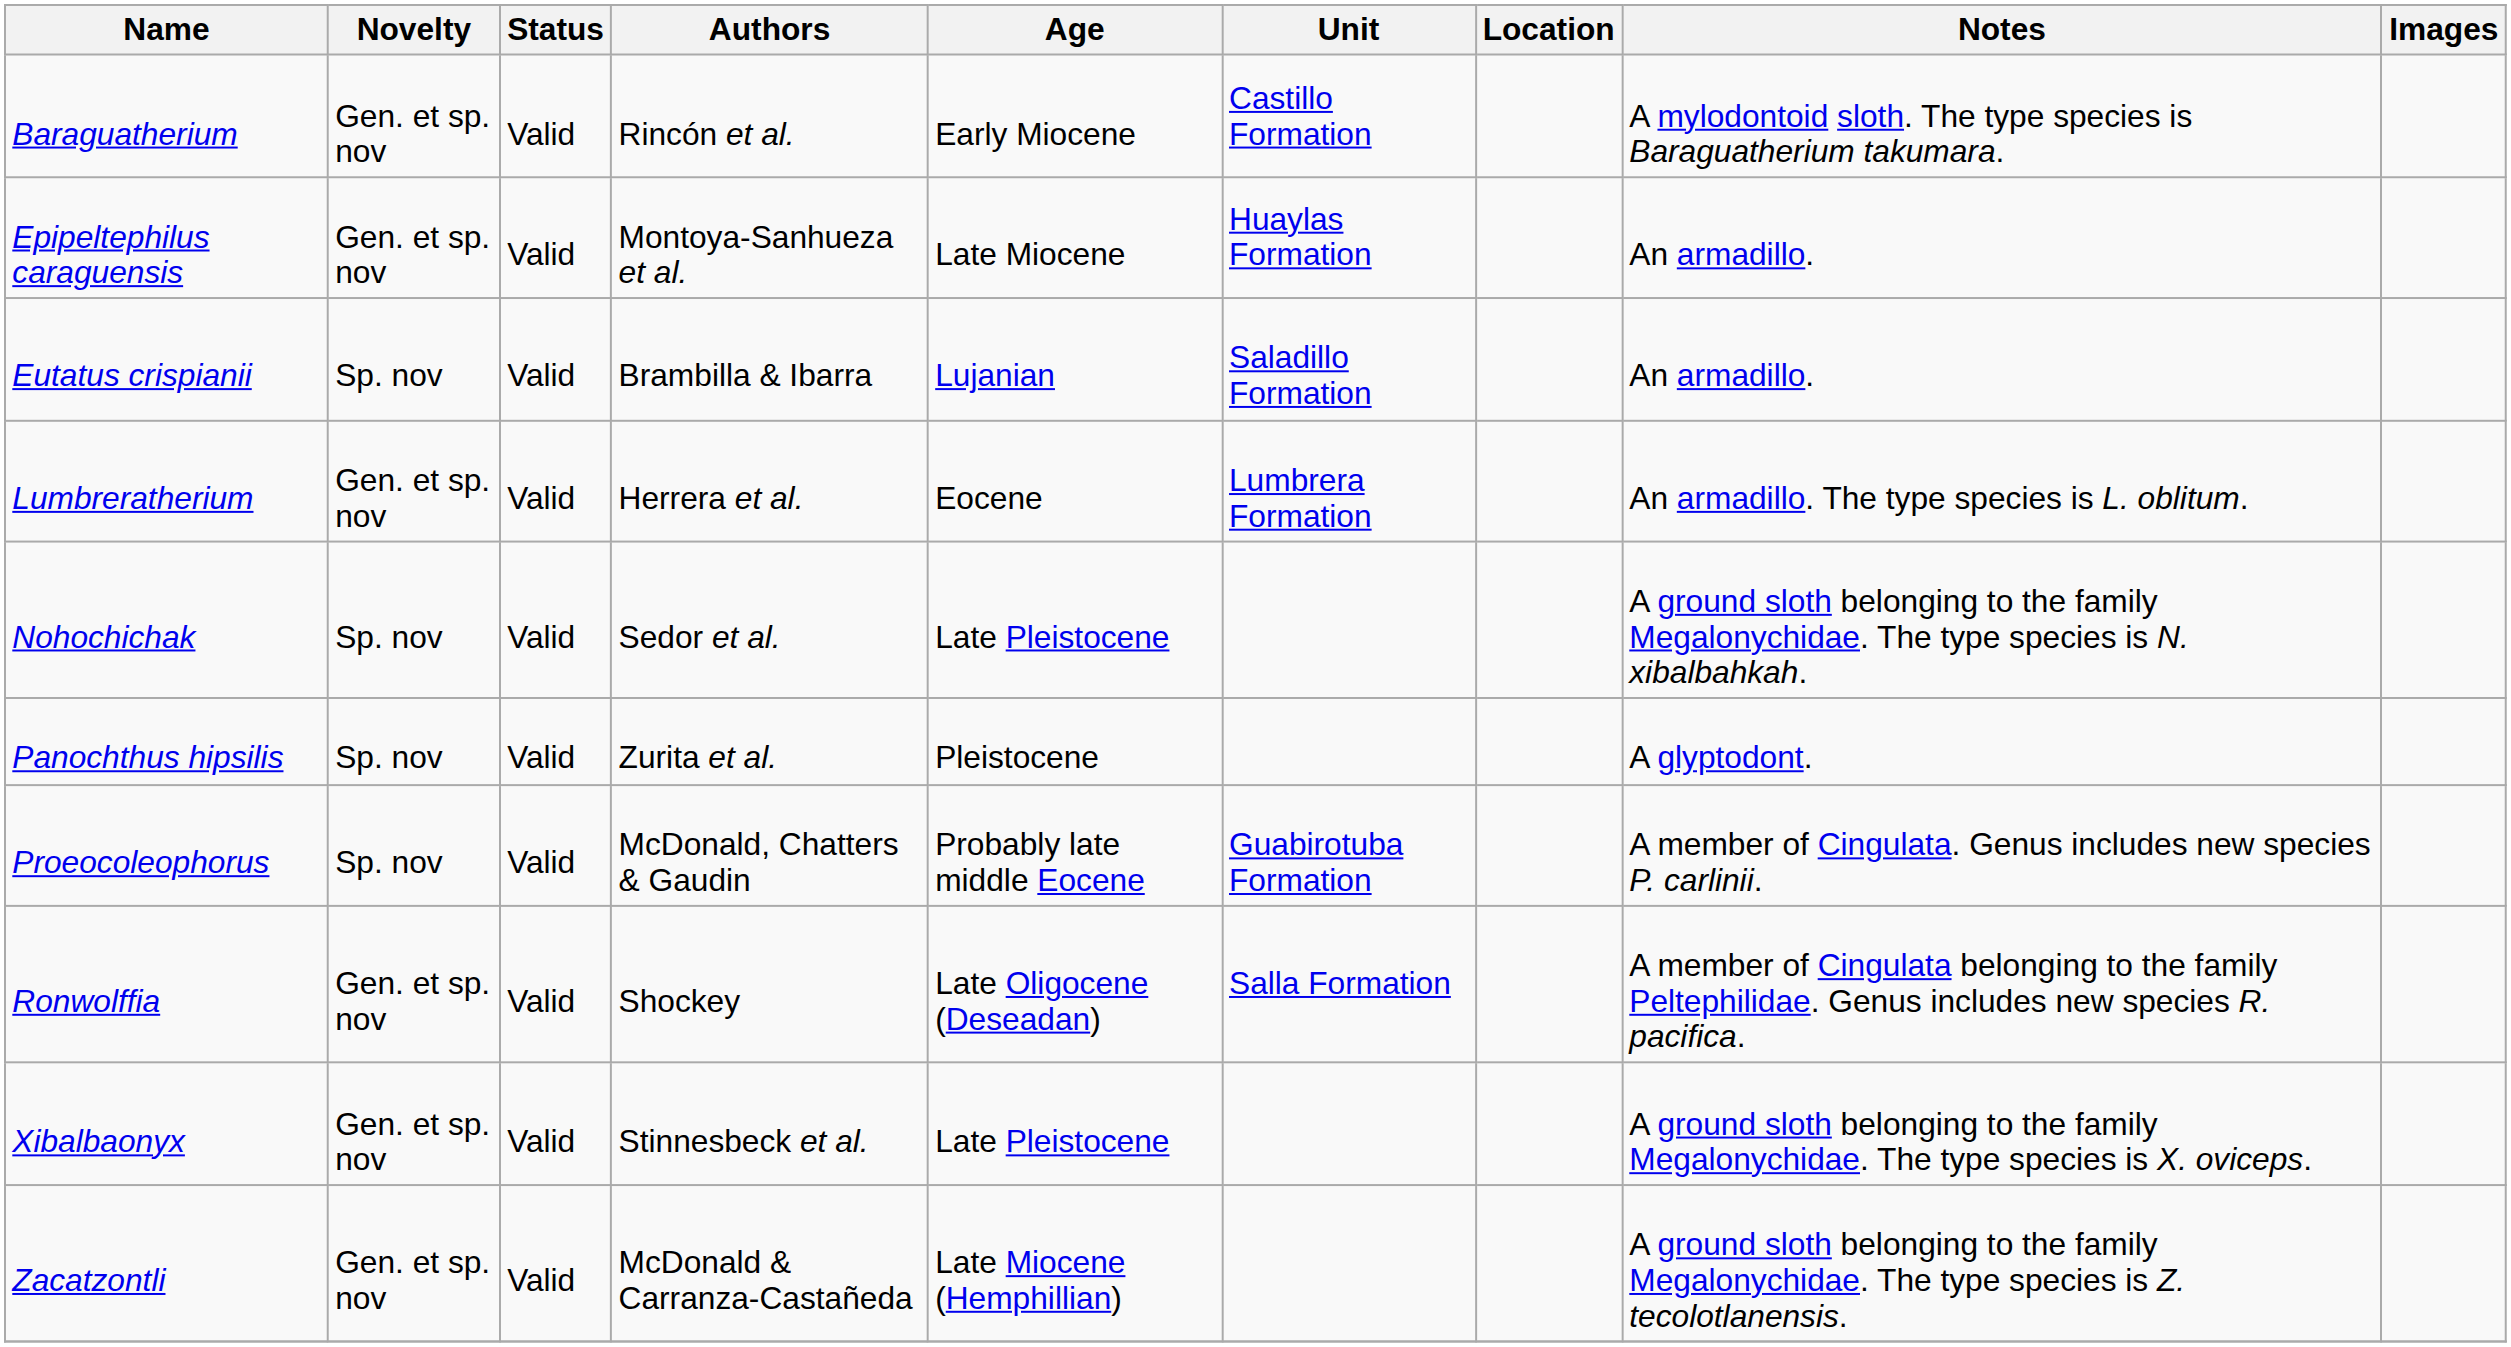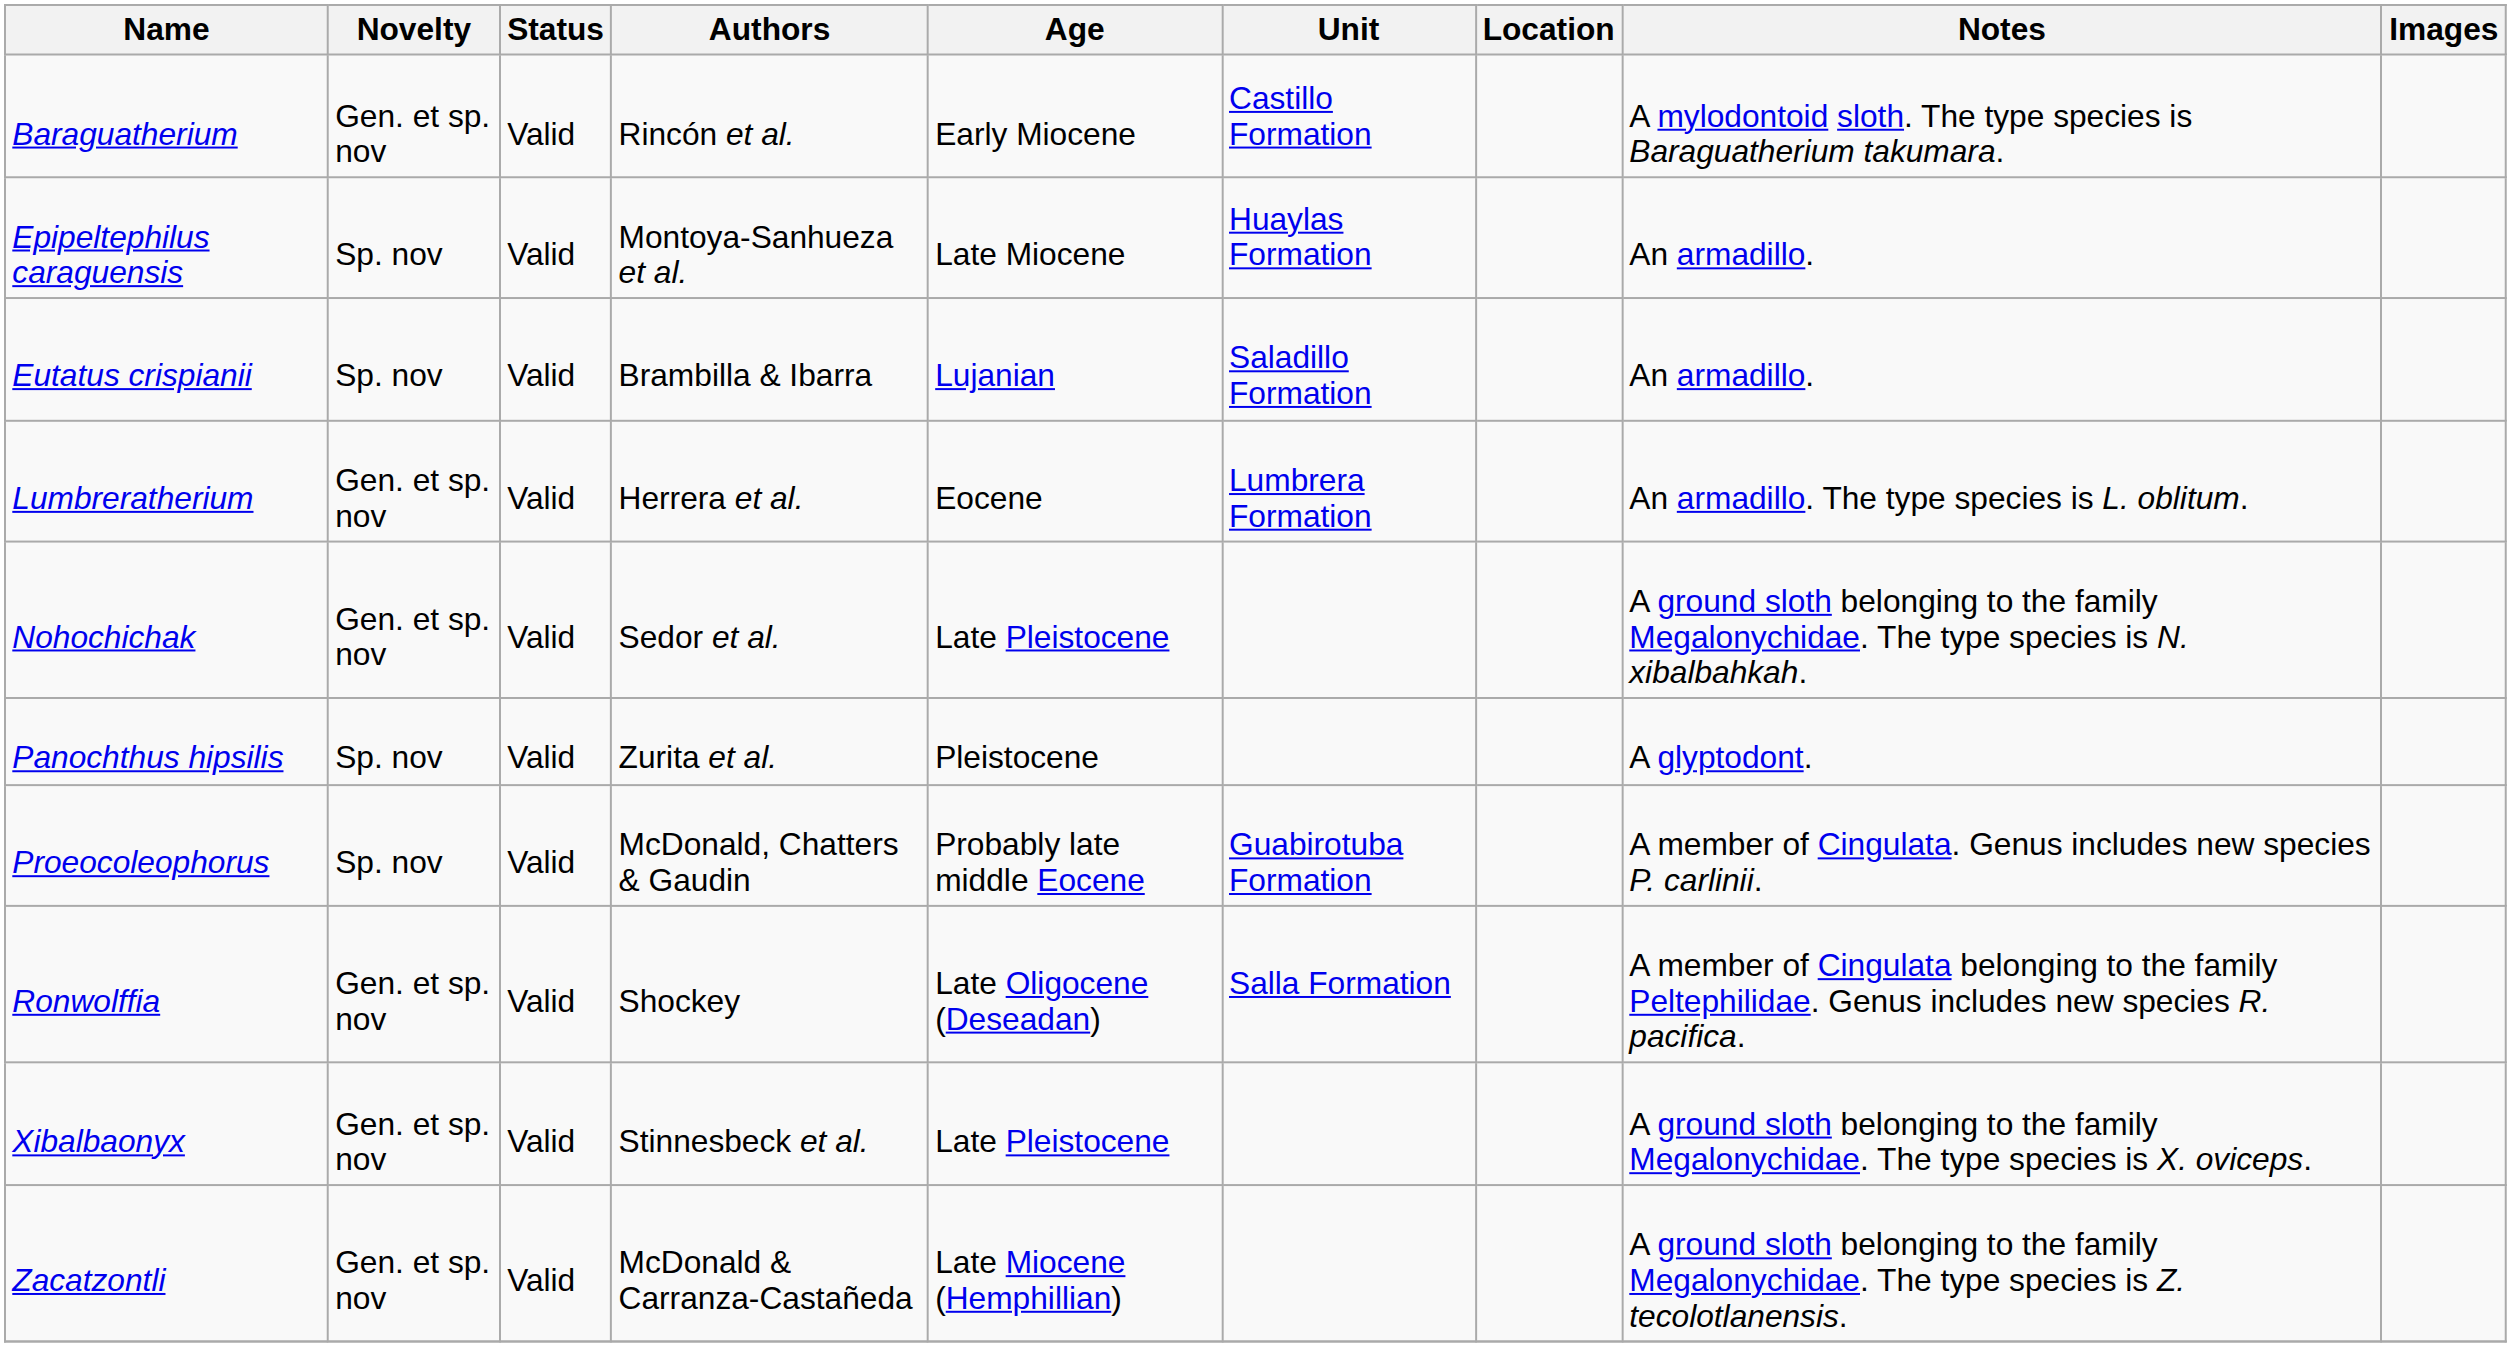(413, 254) Gen. et sp. nov -> (389, 254) Sp. nov
(389, 637) Sp. nov -> (413, 637) Gen. et sp. nov
